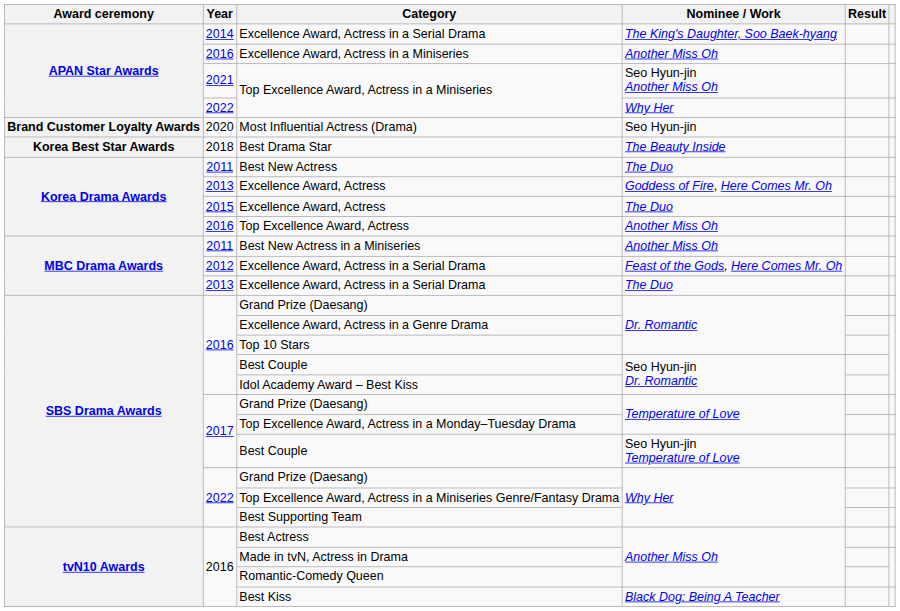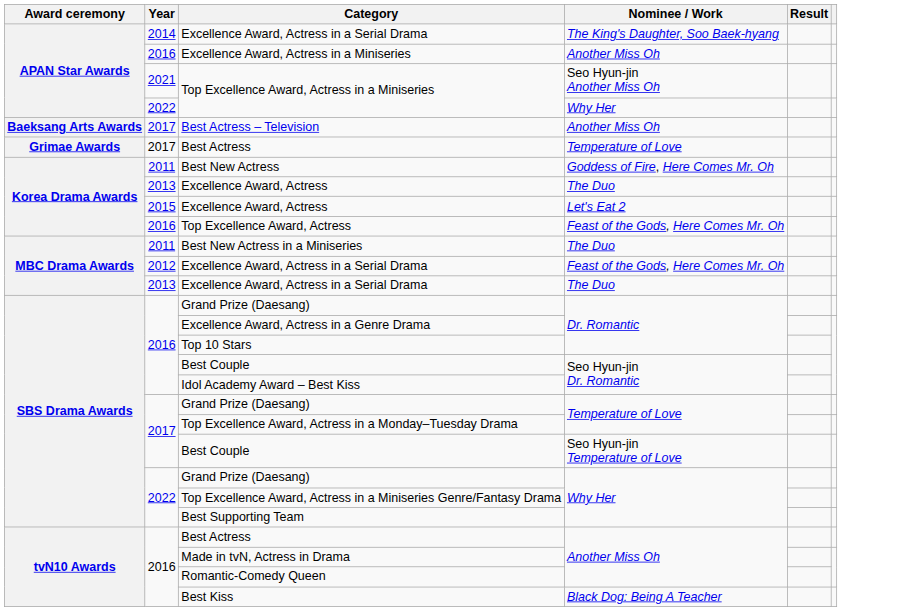+ row: (162, 127)
- row: (220, 127)
+ row: (162, 147)
- row: (220, 147)
(649, 166) The Duo -> (670, 166) Goddess of Fire, Here Comes Mr. Oh
(728, 186) Goddess of Fire, Here Comes Mr. Oh -> (591, 186) The Duo
(649, 206) The Duo -> (596, 206) Let's Eat 2
(671, 226) Another Miss Oh -> (676, 226) Feast of the Gods, Here Comes Mr. Oh
(671, 246) Another Miss Oh -> (591, 246) The Duo
